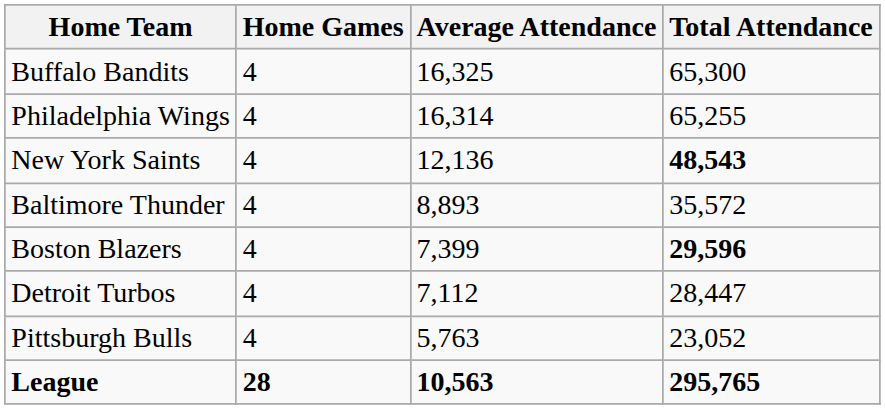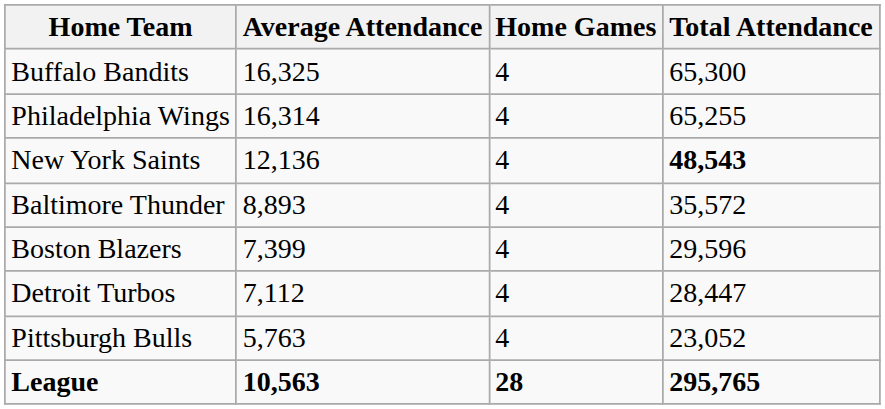columns swapped: (323, 26) <-> (536, 26)
(708, 248) bold -> (708, 248) normal
